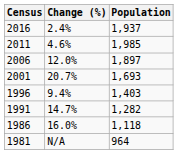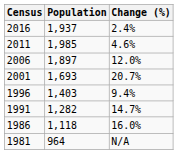columns swapped: (141, 12) <-> (77, 12)
